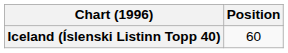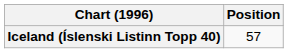(254, 36) 60 -> (254, 36) 57
